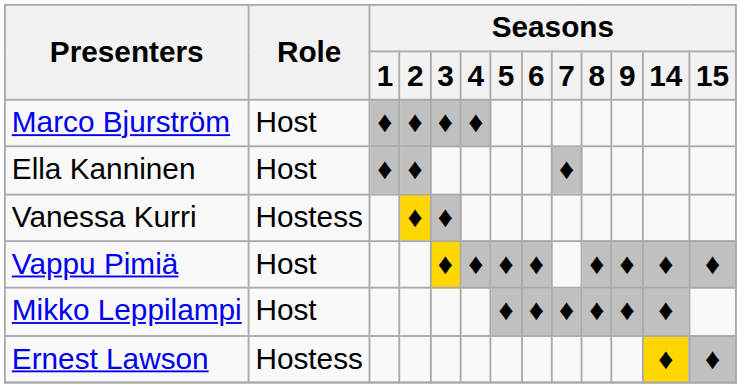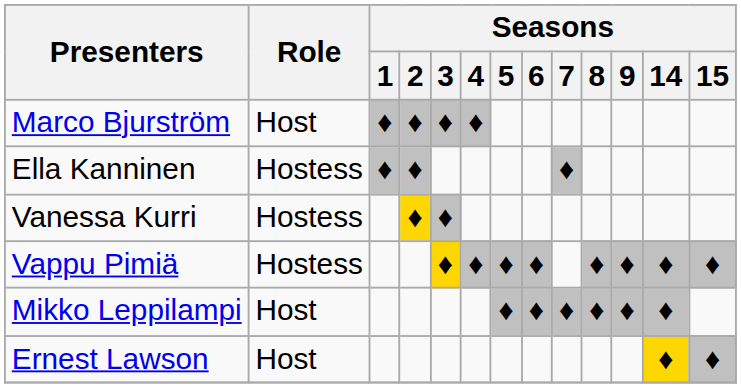(286, 169) Host -> (309, 169) Hostess
(286, 264) Host -> (309, 264) Hostess
(309, 358) Hostess -> (286, 358) Host
